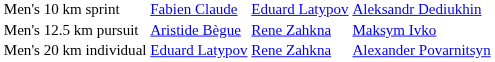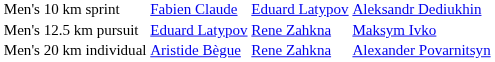(196, 29) Aristide Bègue -> (199, 29) Eduard Latypov
(199, 50) Eduard Latypov -> (196, 50) Aristide Bègue
